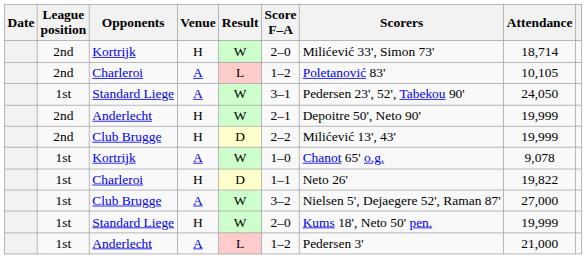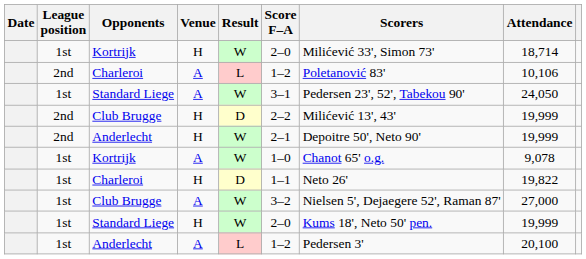(63, 51) 2nd -> (63, 51) 1st
(540, 72) 10,105 -> (540, 72) 10,106
rows swapped: (127, 136) <-> (122, 115)
(540, 243) 21,000 -> (540, 243) 20,100
